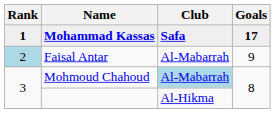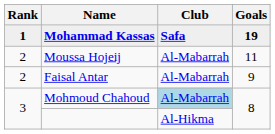(251, 35) 17 -> (251, 35) 19
+ row: (83, 56)
(23, 56) lightblue background -> (23, 77) no background
